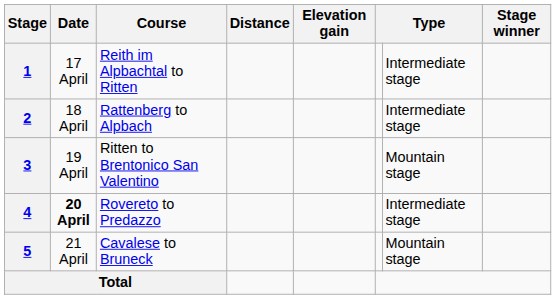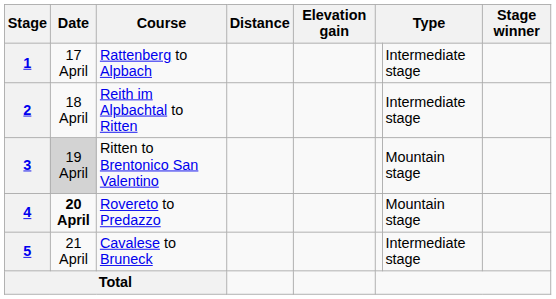(142, 71) Reith im Alpbachtal to Ritten -> (144, 63) Rattenberg to Alpbach
(144, 118) Rattenberg to Alpbach -> (142, 110) Reith im Alpbachtal to Ritten
(73, 165) no background -> (73, 165) lightgrey background
(425, 212) Intermediate stage -> (415, 212) Mountain stage
(415, 251) Mountain stage -> (425, 251) Intermediate stage
